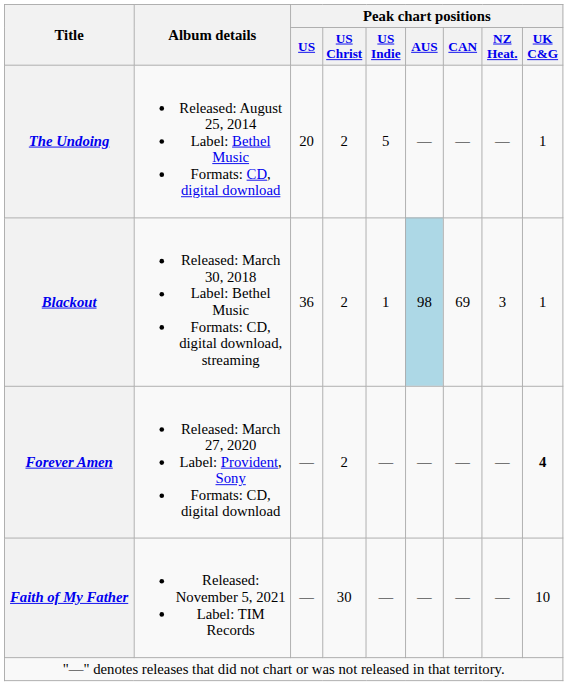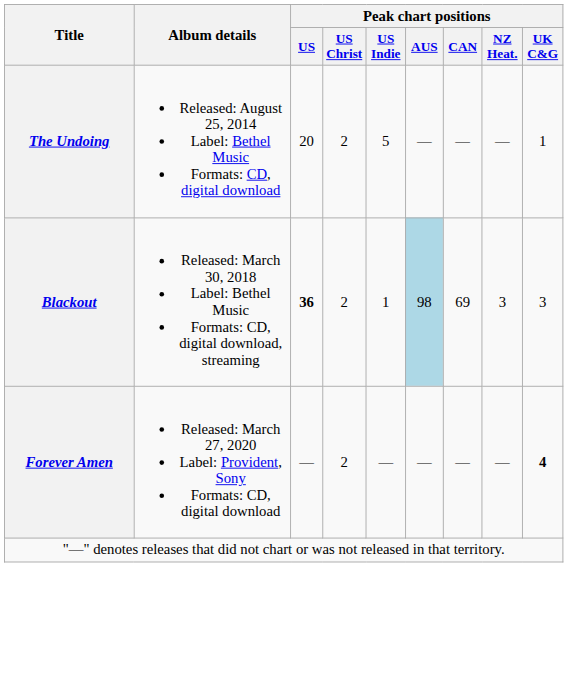(307, 301) normal -> (307, 301) bold
(543, 301) 1 -> (543, 301) 3
- row: (69, 597)
